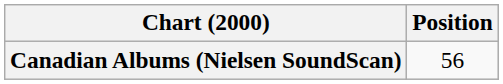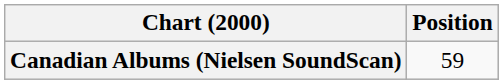(453, 60) 56 -> (453, 60) 59
